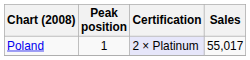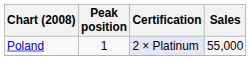(225, 45) 55,017 -> (225, 45) 55,000
